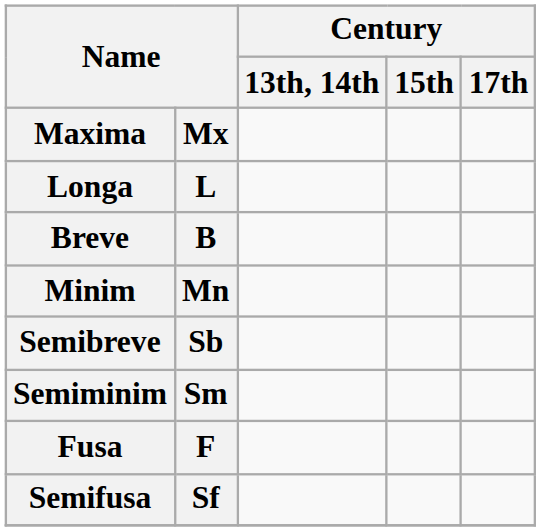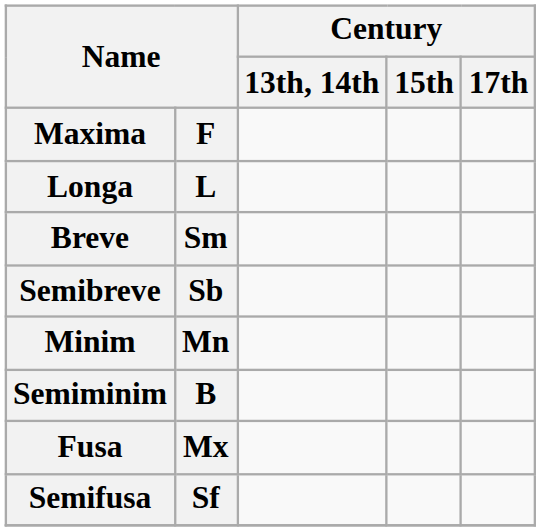(206, 134) Mx -> (206, 134) F
(206, 238) B -> (206, 238) Sm
rows swapped: (90, 342) <-> (90, 290)
(206, 394) Sm -> (206, 394) B
(206, 446) F -> (206, 446) Mx
